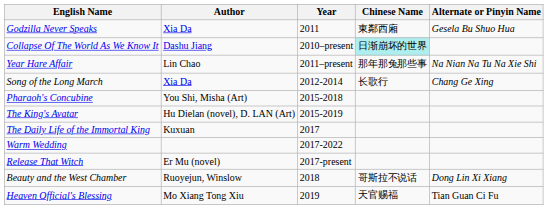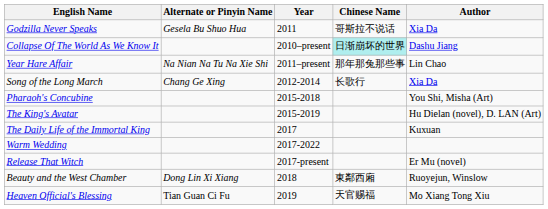columns swapped: (486, 12) <-> (229, 12)
(378, 28) 東鄰西廂 -> (365, 28) 哥斯拉不说话
(388, 177) 哥斯拉不说话 -> (355, 177) 東鄰西廂
